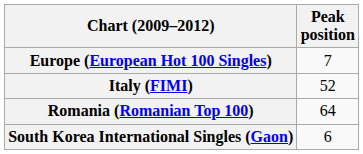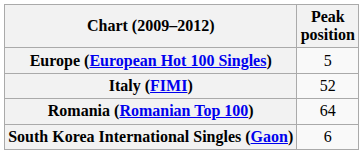(328, 60) 7 -> (328, 60) 5
